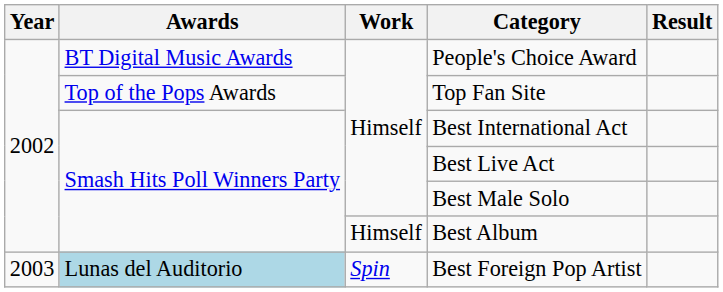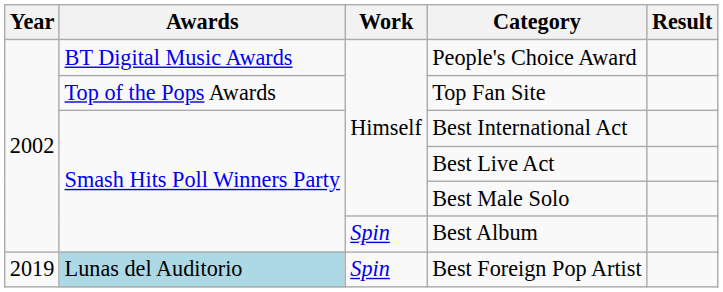(386, 233) Himself -> (370, 233) Spin
(32, 269) 2003 -> (32, 269) 2019
